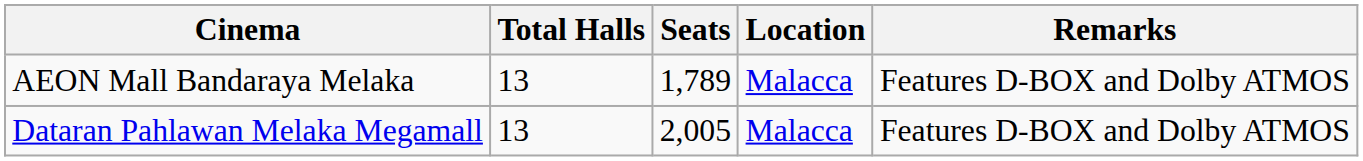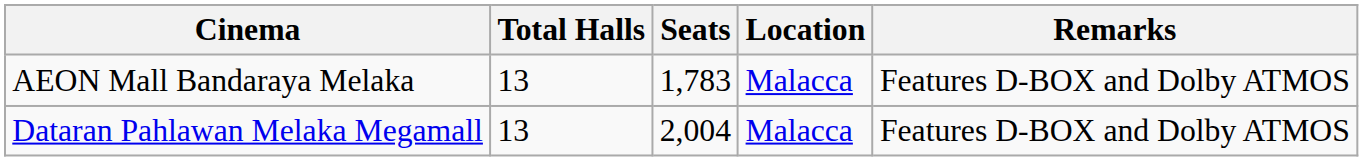(695, 79) 1,789 -> (695, 79) 1,783
(695, 130) 2,005 -> (695, 130) 2,004
